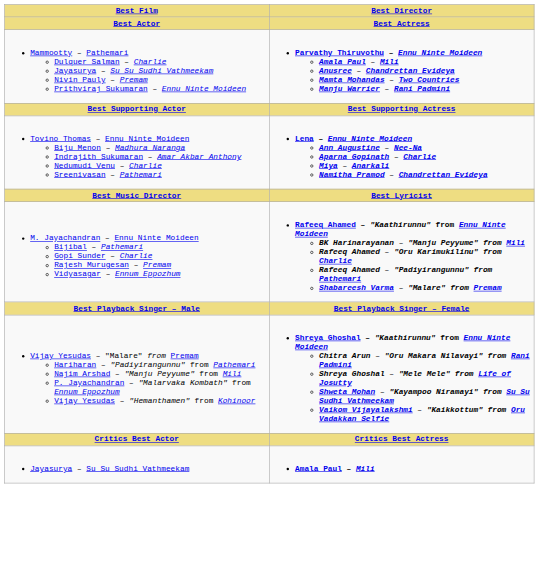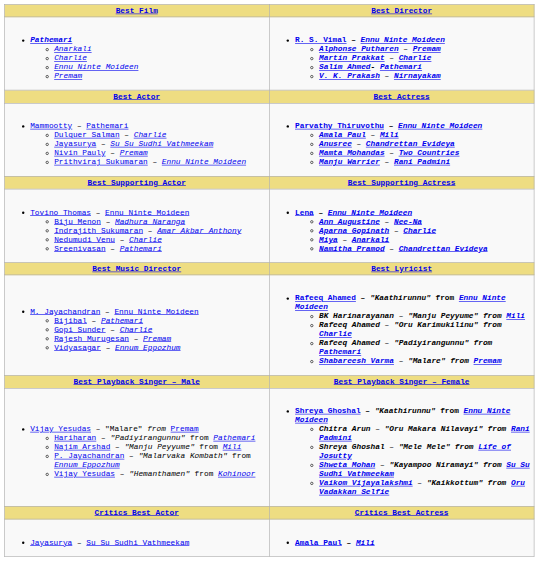+ row: (137, 58)
